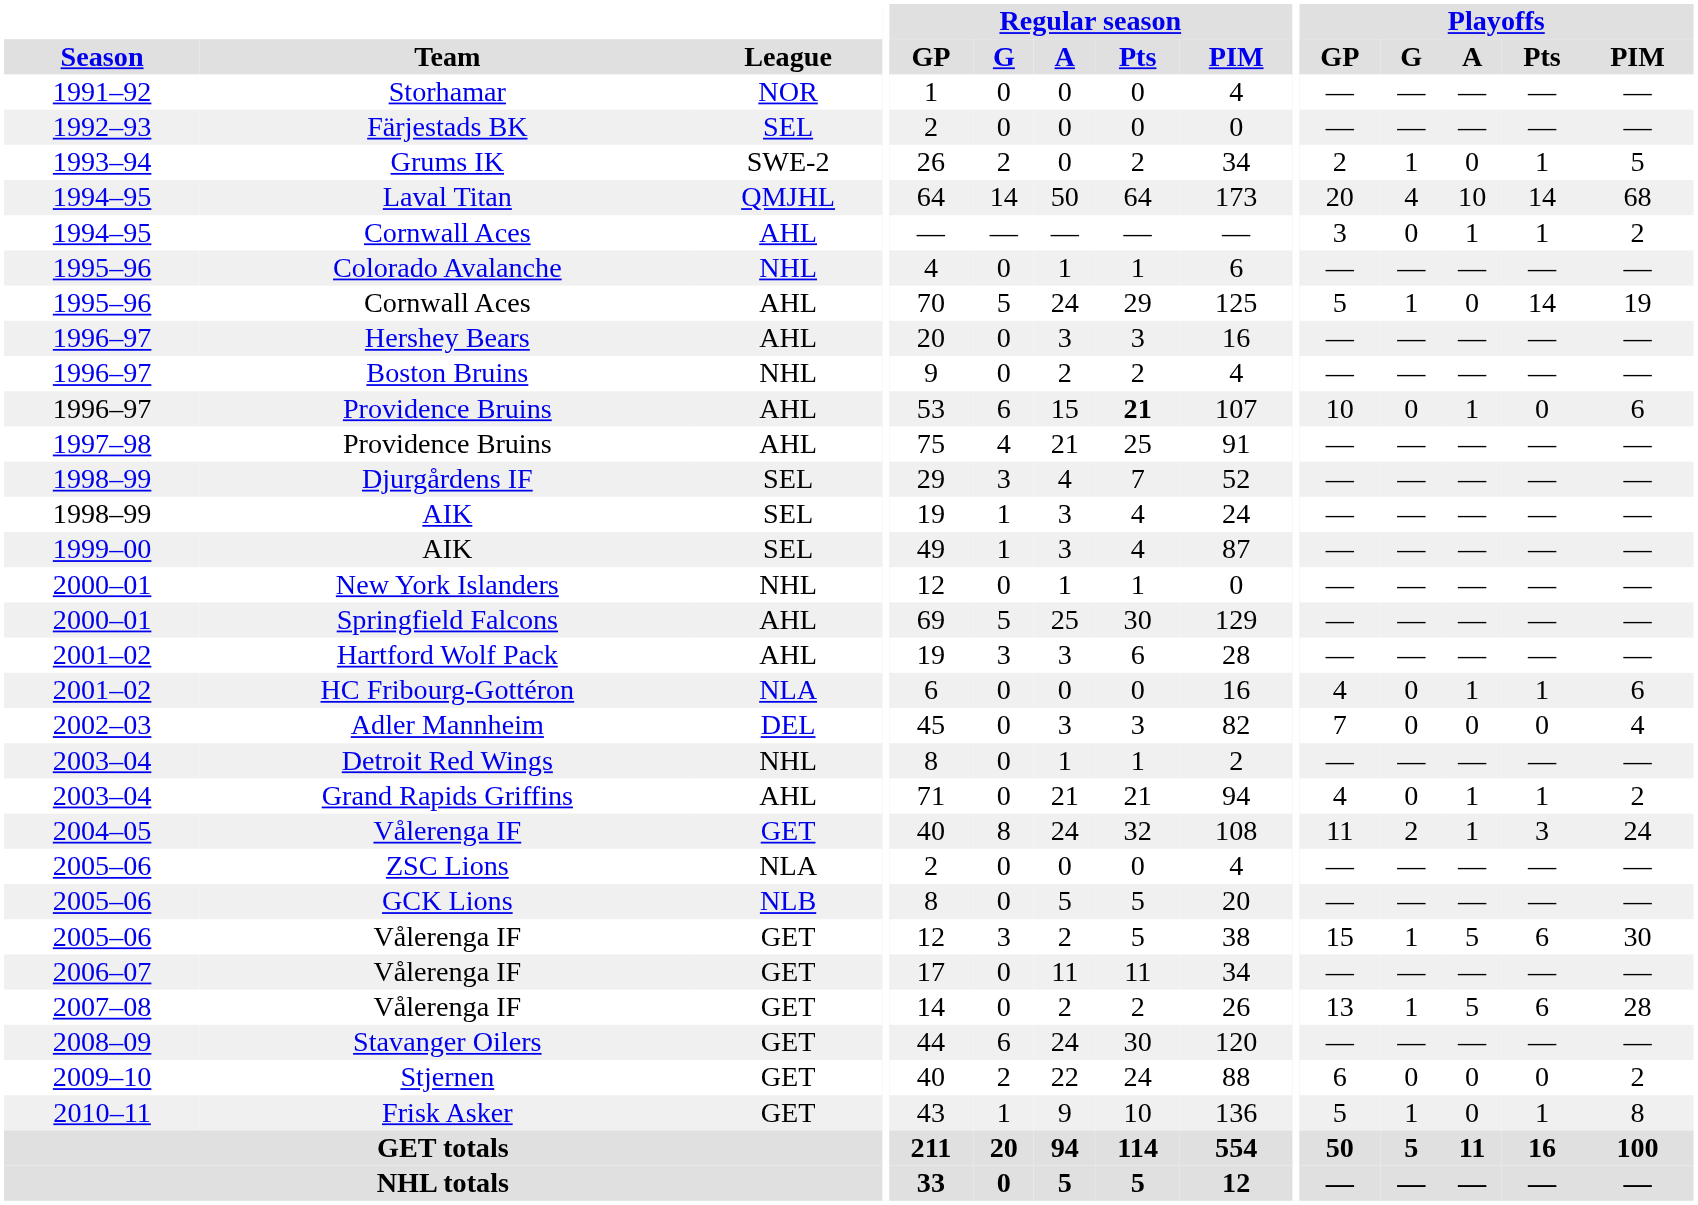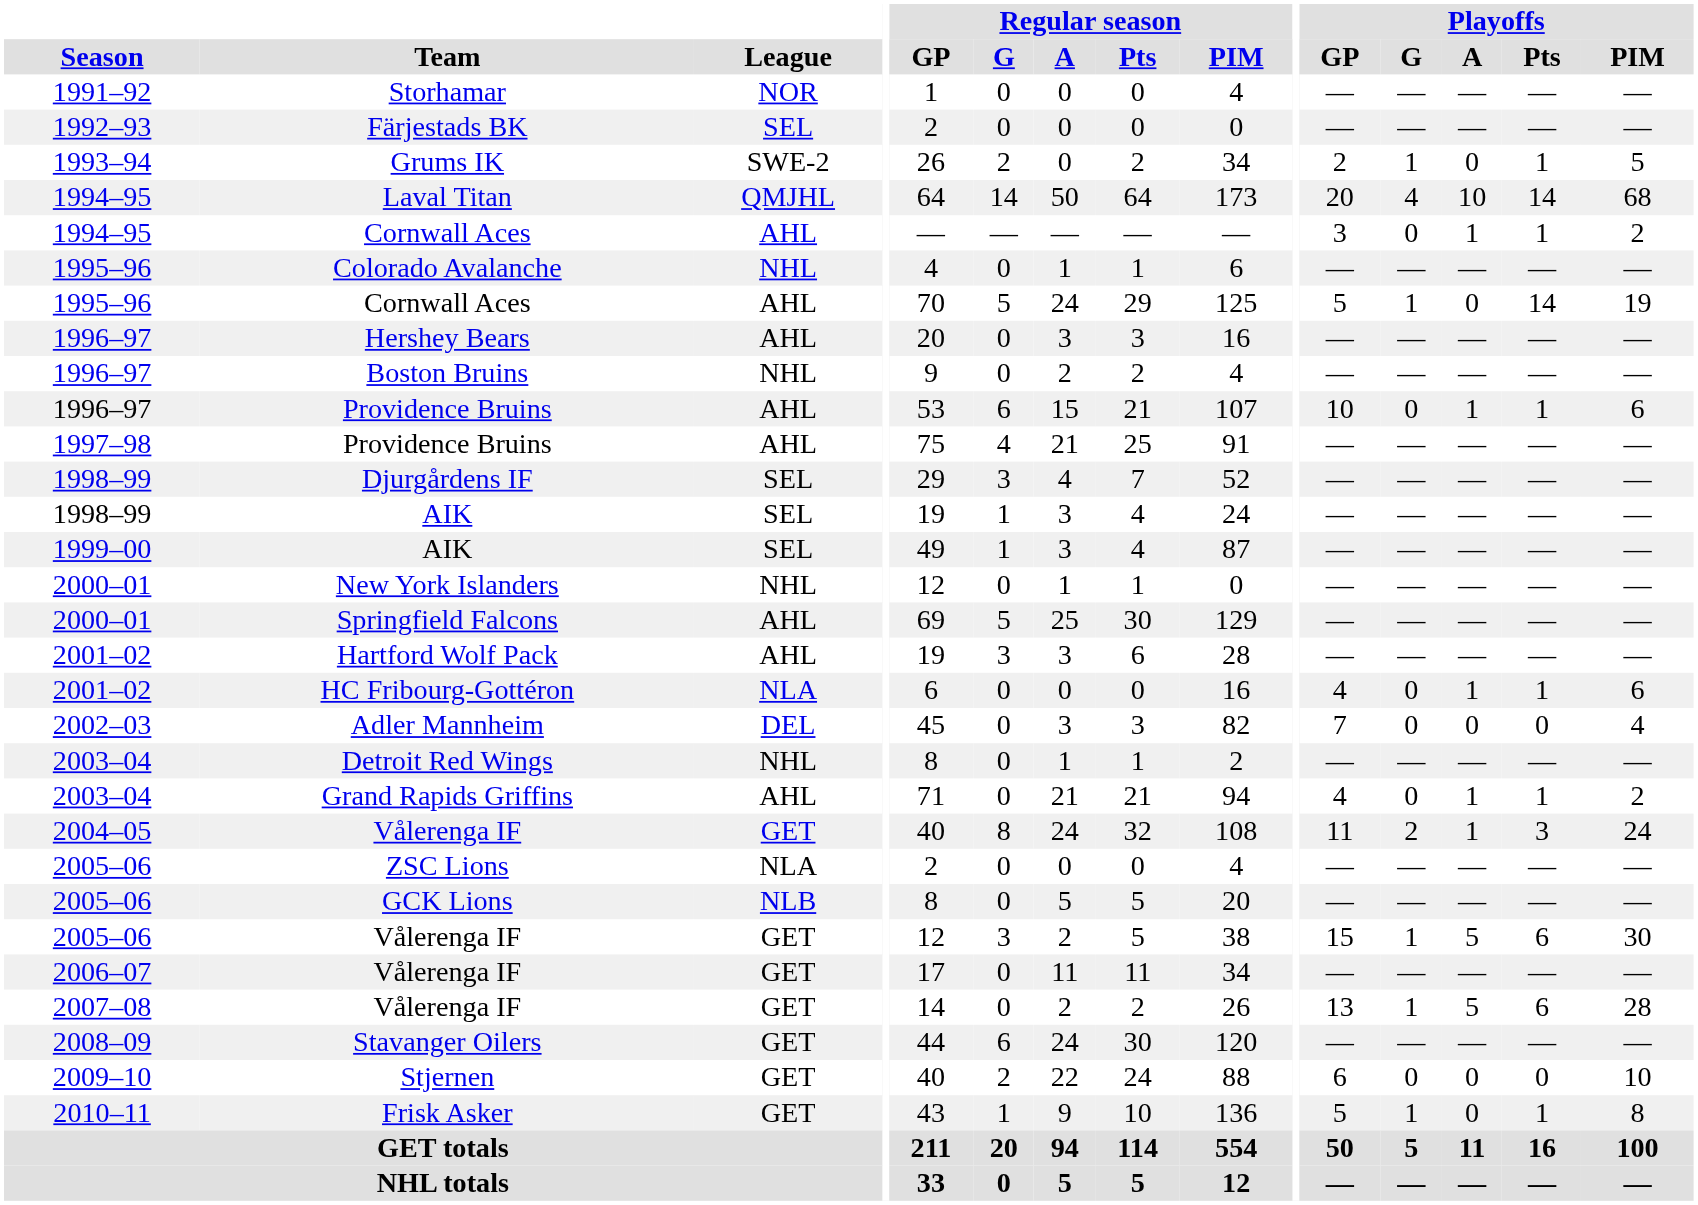(1138, 408) bold -> (1138, 408) normal
(1542, 408) 0 -> (1542, 408) 1
(1638, 1077) 2 -> (1638, 1077) 10
